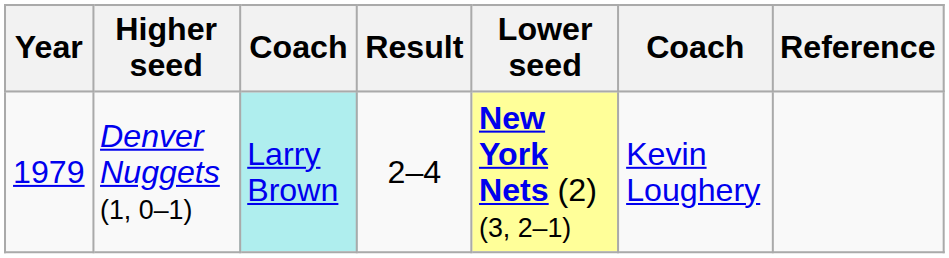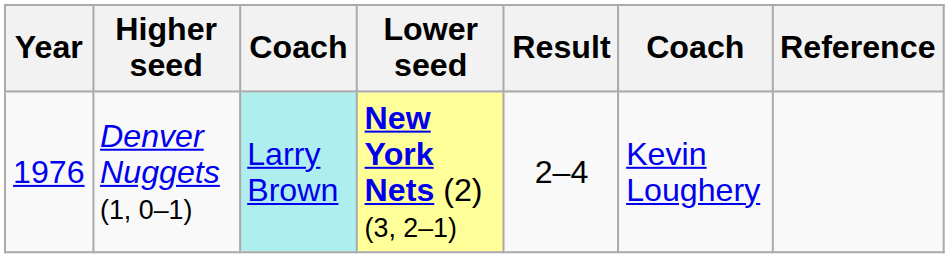columns swapped: (414, 48) <-> (545, 48)
(49, 171) 1979 -> (49, 171) 1976
